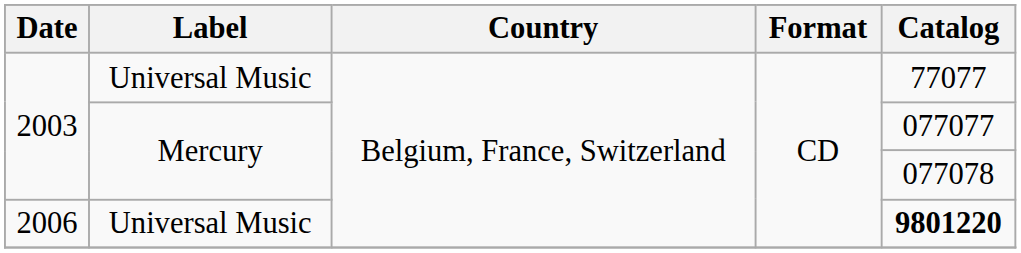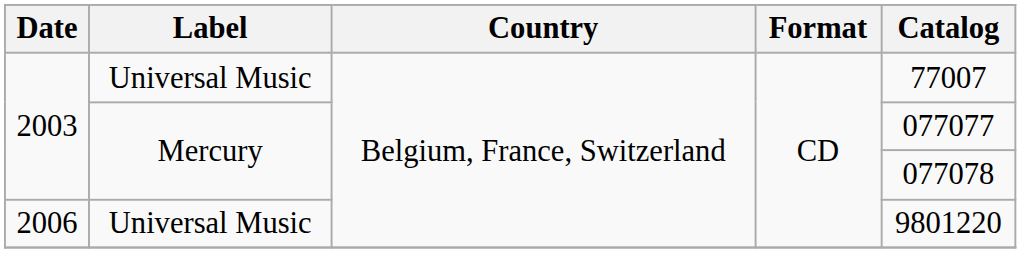(948, 77) 77077 -> (948, 77) 77007
(948, 222) bold -> (948, 222) normal
